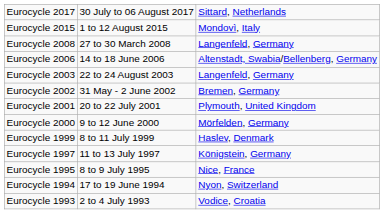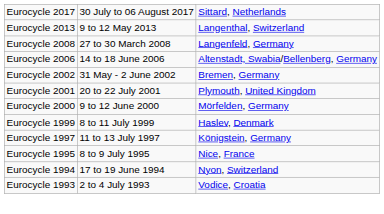- row: (41, 28)
+ row: (41, 28)
- row: (41, 75)
